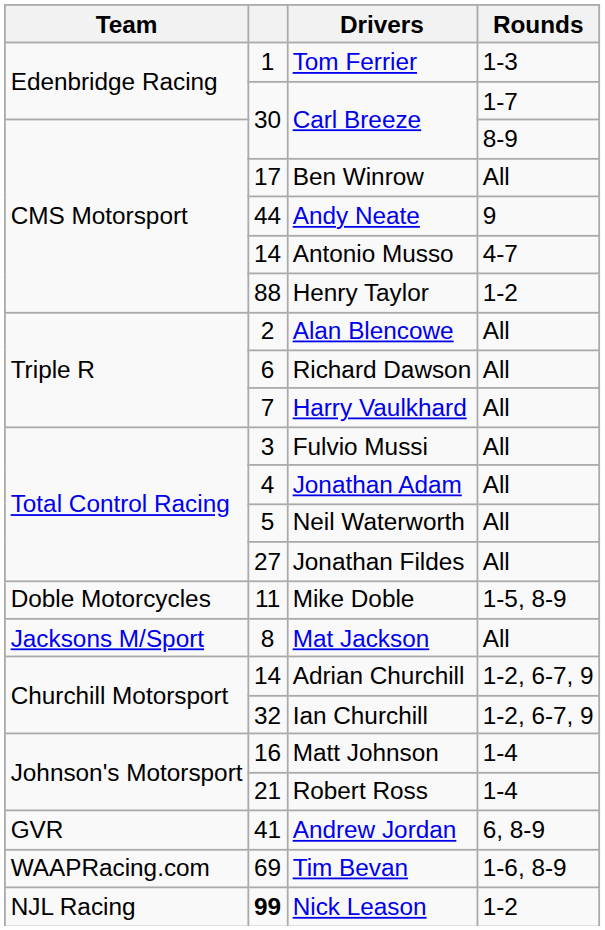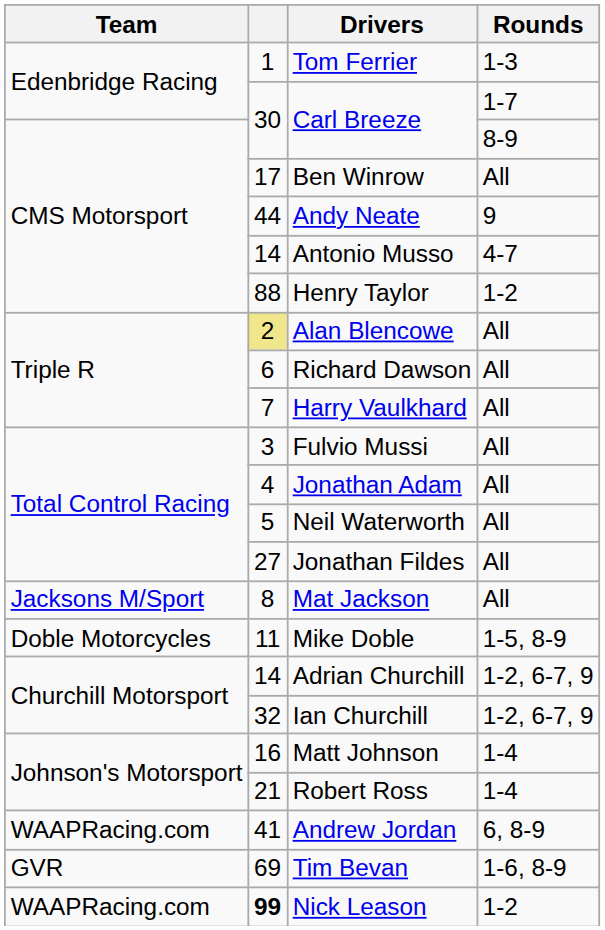(268, 331) no background -> (268, 331) khaki background
rows swapped: (361, 638) <-> (354, 599)
(37, 830) GVR -> (110, 830) WAAPRacing.com
(110, 868) WAAPRacing.com -> (37, 868) GVR
(73, 906) NJL Racing -> (110, 906) WAAPRacing.com
